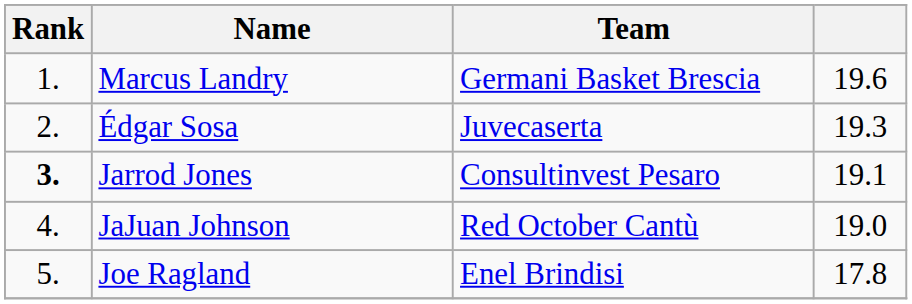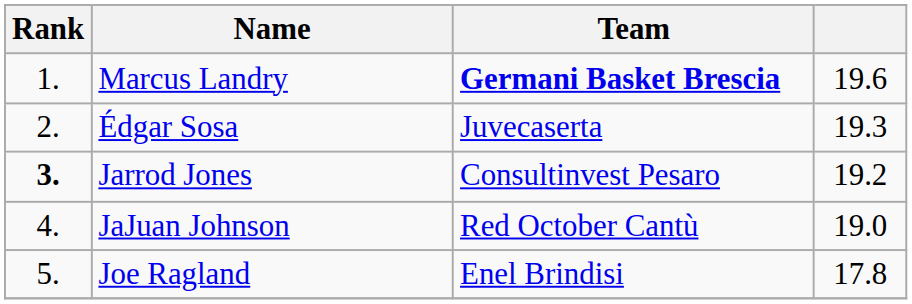(610, 77) normal -> (620, 77) bold
(860, 175) 19.1 -> (860, 175) 19.2
